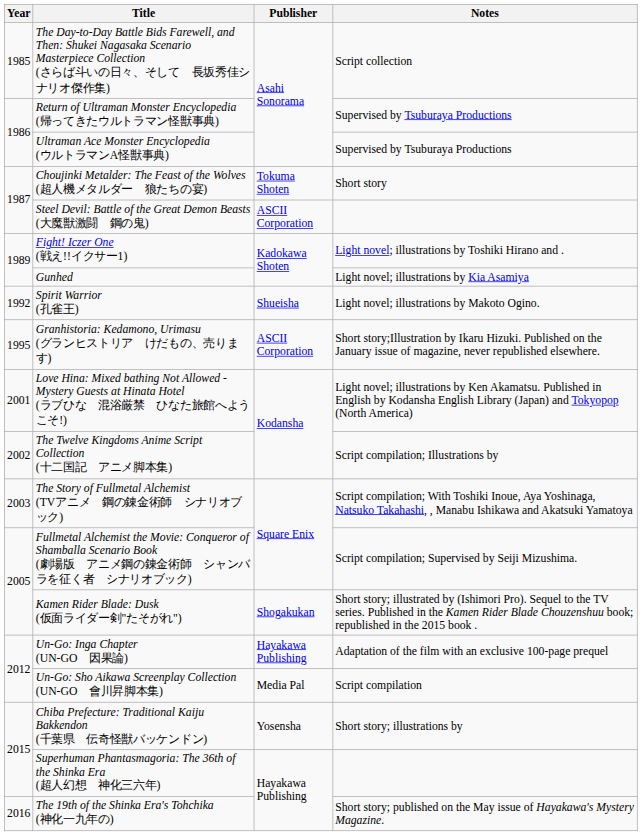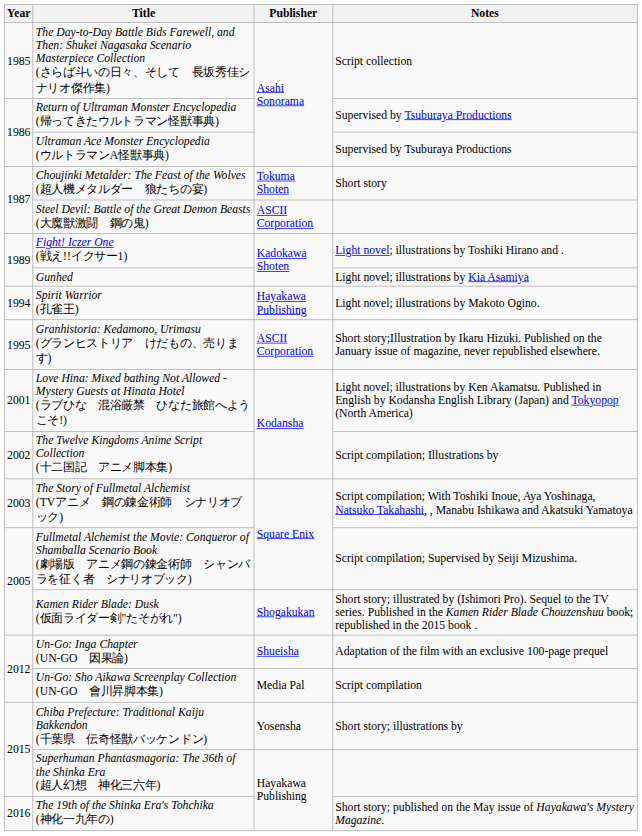(19, 303) 1992 -> (19, 303) 1994
(278, 303) Shueisha -> (282, 303) Hayakawa Publishing
(282, 651) Hayakawa Publishing -> (278, 651) Shueisha
